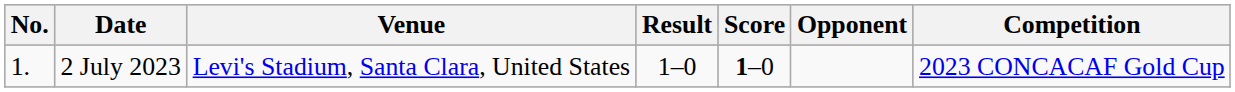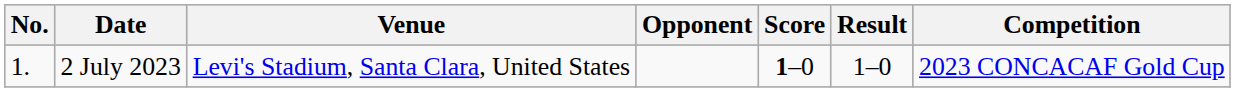columns swapped: (852, 24) <-> (677, 24)
